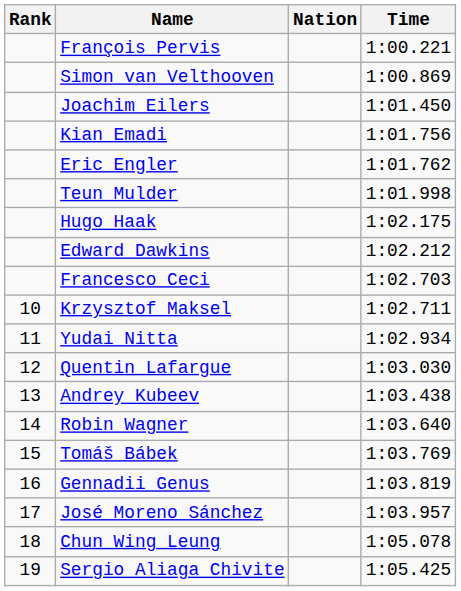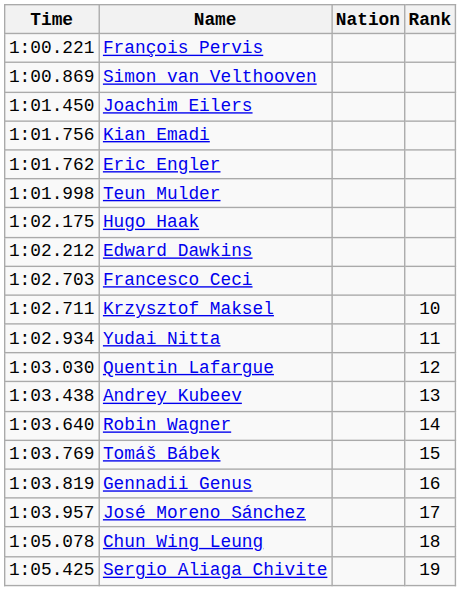columns swapped: (30, 19) <-> (408, 19)
